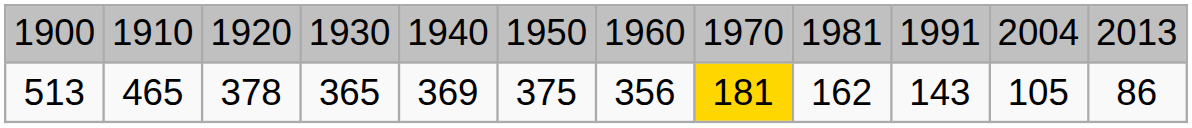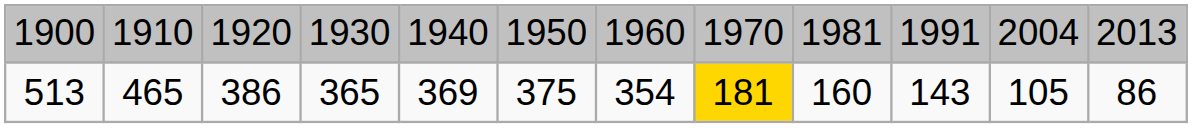(251, 91) 378 -> (251, 91) 386
(645, 91) 356 -> (645, 91) 354
(842, 91) 162 -> (842, 91) 160
